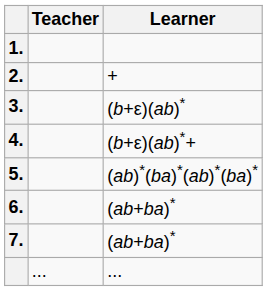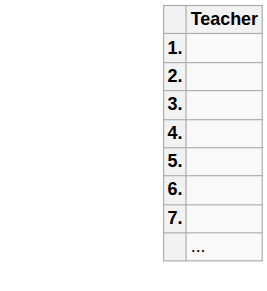- column: (183, 19)
